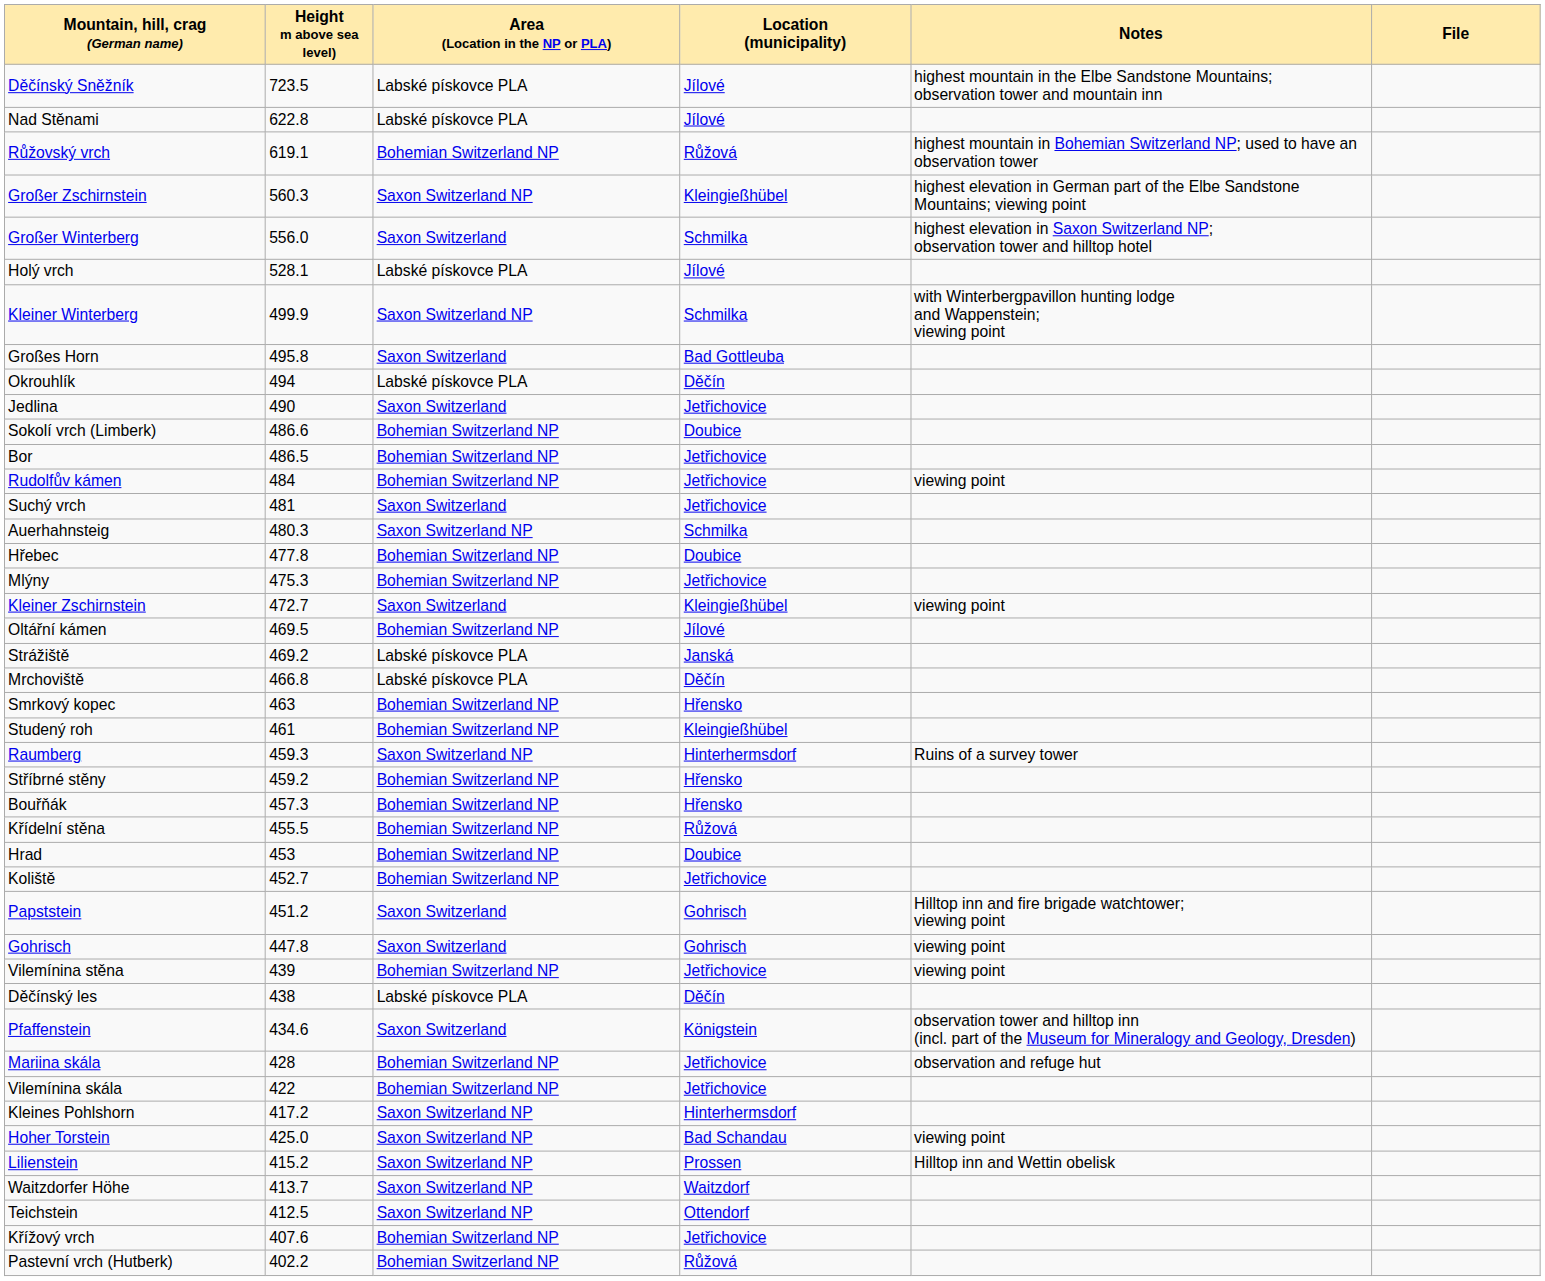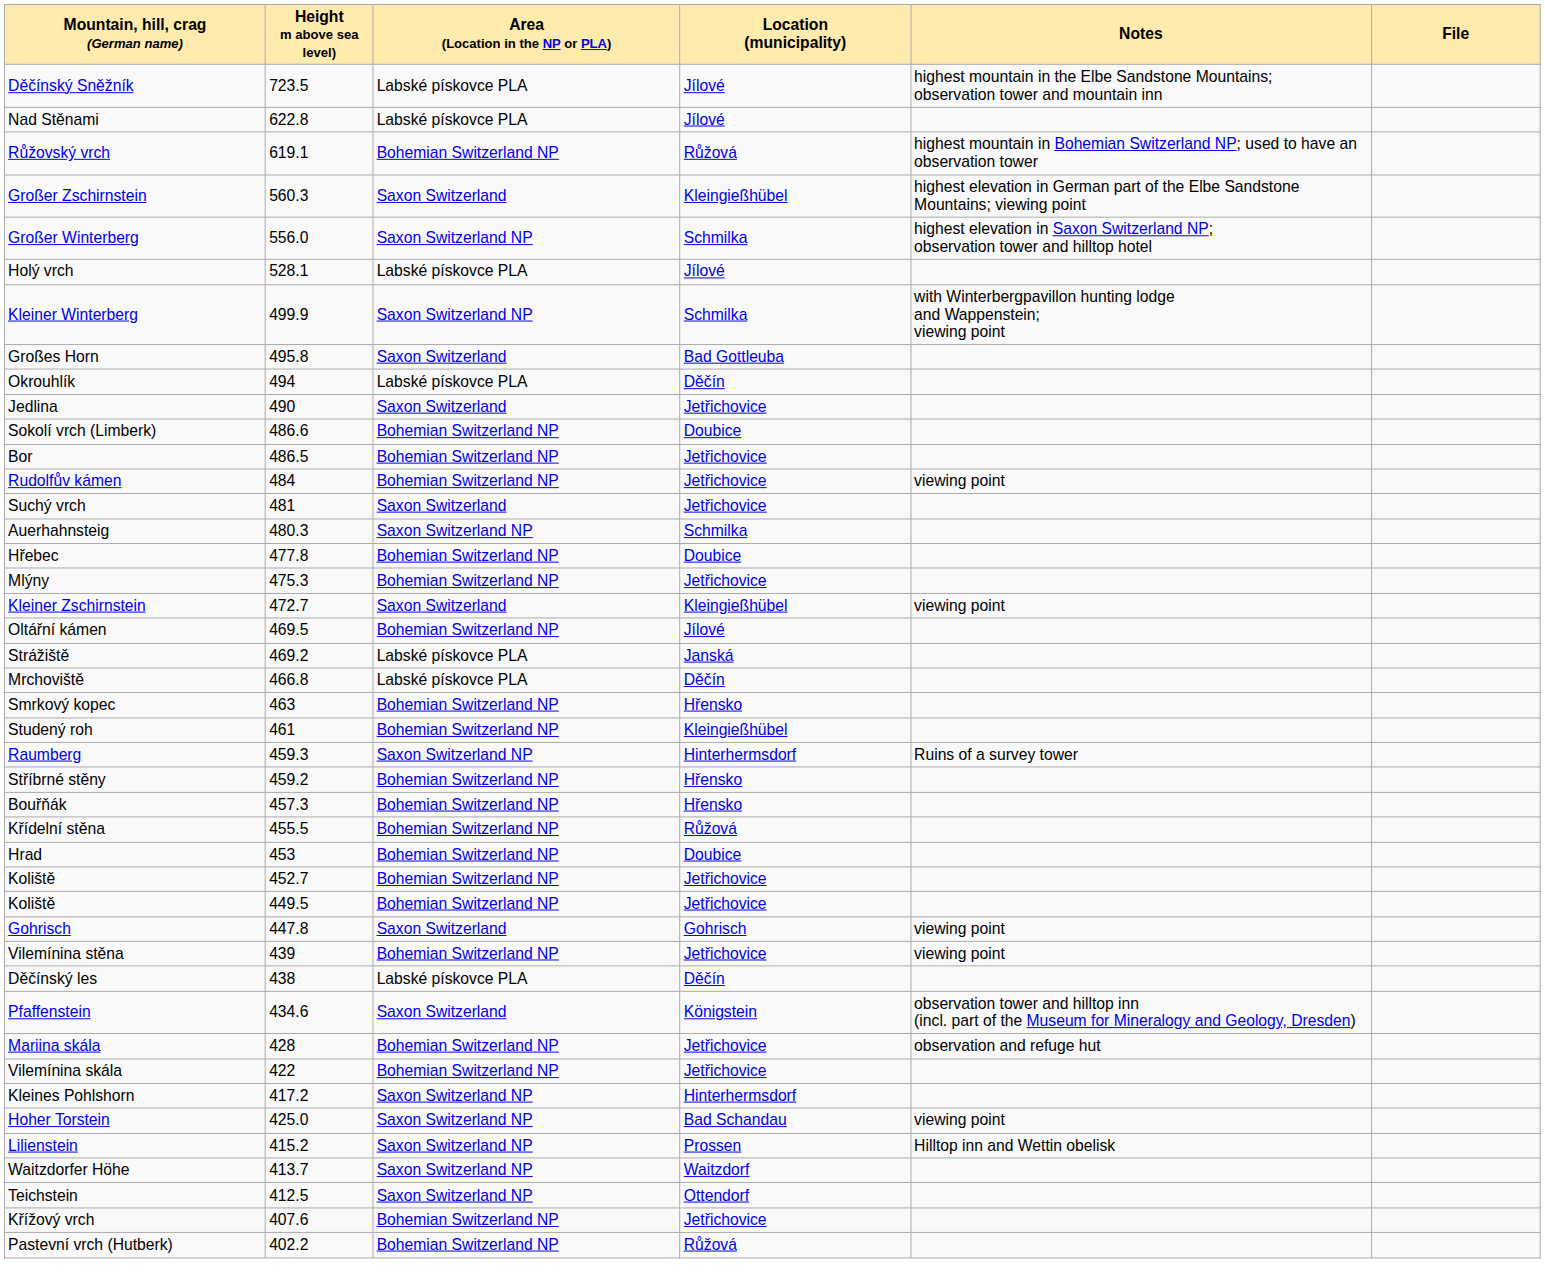(455, 195) Saxon Switzerland NP -> (442, 195) Saxon Switzerland
(442, 238) Saxon Switzerland -> (455, 238) Saxon Switzerland NP
- row: (45, 912)
+ row: (32, 904)
